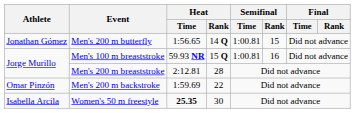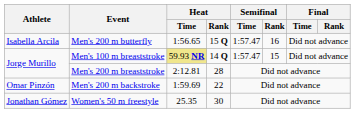(37, 41) Jonathan Gómez -> (33, 41) Isabella Arcila
(219, 41) 14 Q -> (219, 41) 15 Q
(247, 41) 1:00.81 -> (247, 41) 1:57.47
(275, 41) 15 -> (275, 41) 16
(187, 56) no background -> (187, 56) khaki background
(219, 56) 15 Q -> (219, 56) 14 Q
(247, 56) 1:00.81 -> (247, 56) 1:57.47
(275, 56) 16 -> (275, 56) 15
(33, 101) Isabella Arcila -> (37, 101) Jonathan Gómez
(187, 101) bold -> (187, 101) normal
